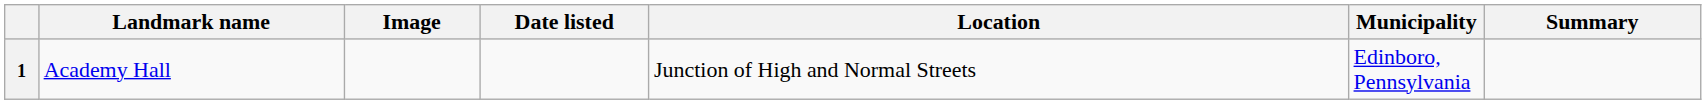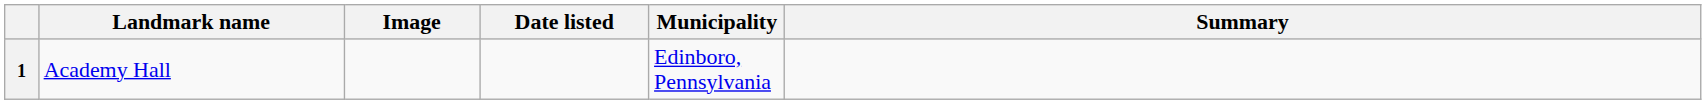- column: (999, 21)
